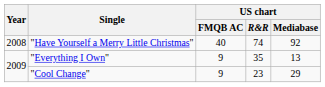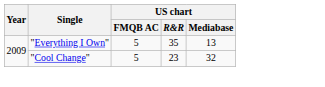- row: (112, 43)
(221, 58) 9 -> (136, 43) 5
(221, 74) 9 -> (136, 58) 5
(295, 74) 29 -> (211, 58) 32
